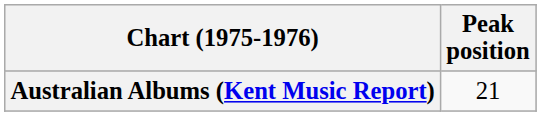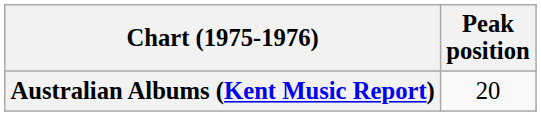(488, 90) 21 -> (488, 90) 20
